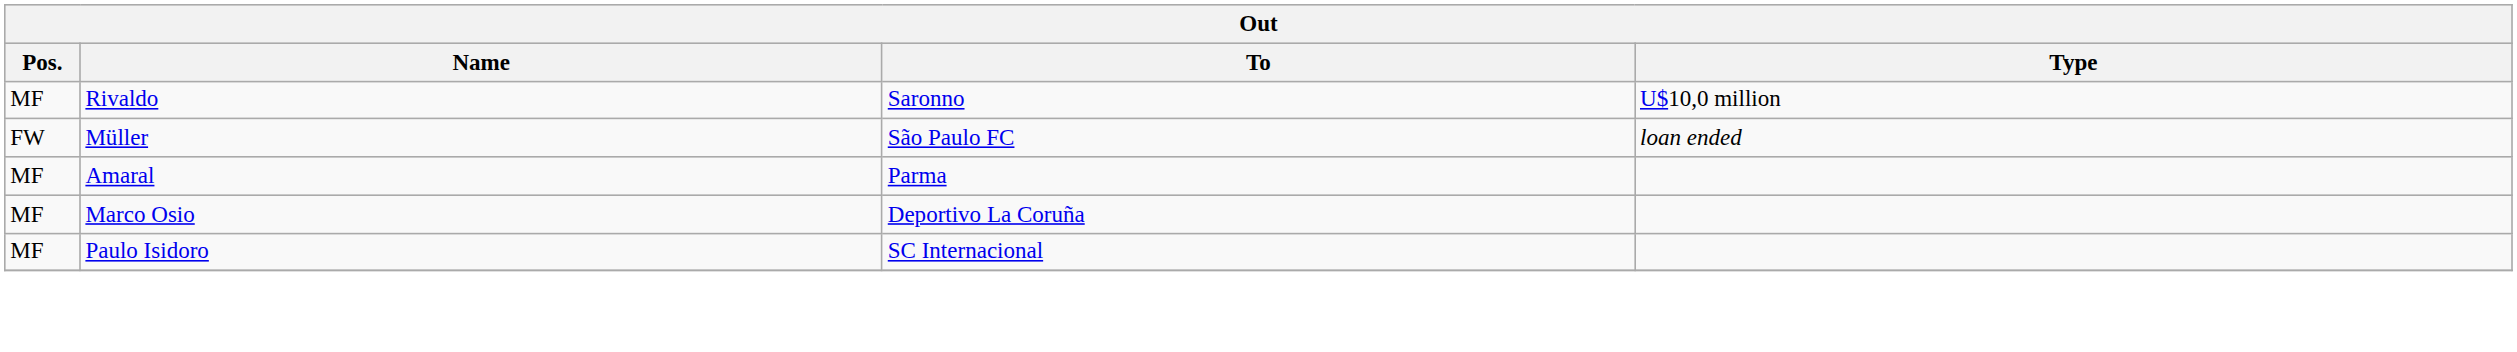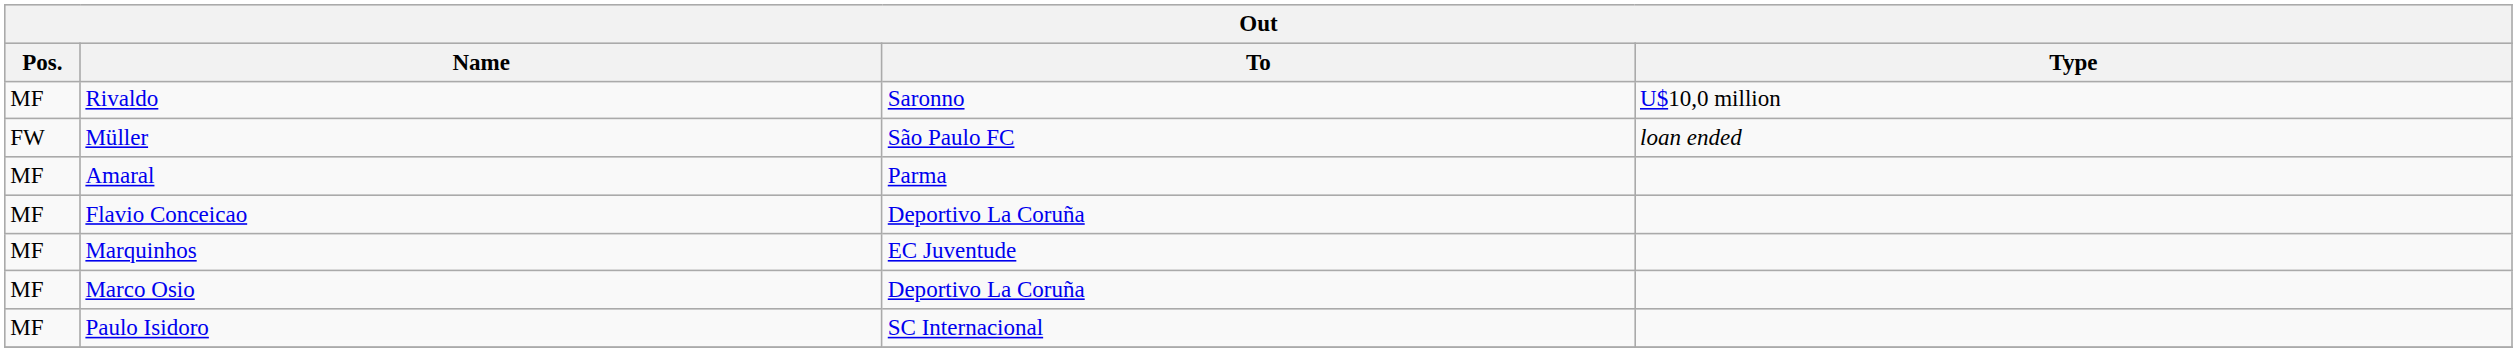+ row: (166, 213)
+ row: (141, 251)
